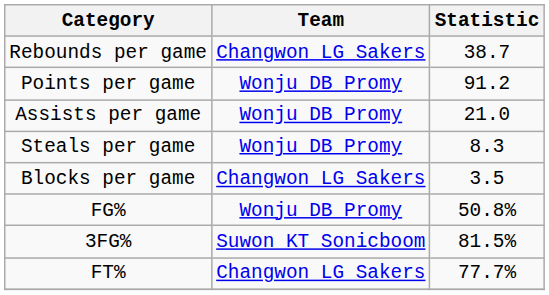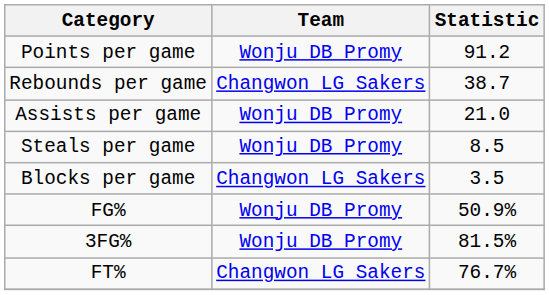rows swapped: (108, 84) <-> (108, 52)
(487, 147) 8.3 -> (487, 147) 8.5
(487, 210) 50.8% -> (487, 210) 50.9%
(321, 242) Suwon KT Sonicboom -> (321, 242) Wonju DB Promy
(487, 273) 77.7% -> (487, 273) 76.7%
